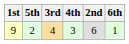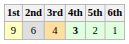columns swapped: (94, 12) <-> (32, 12)
(73, 30) normal -> (75, 30) bold
